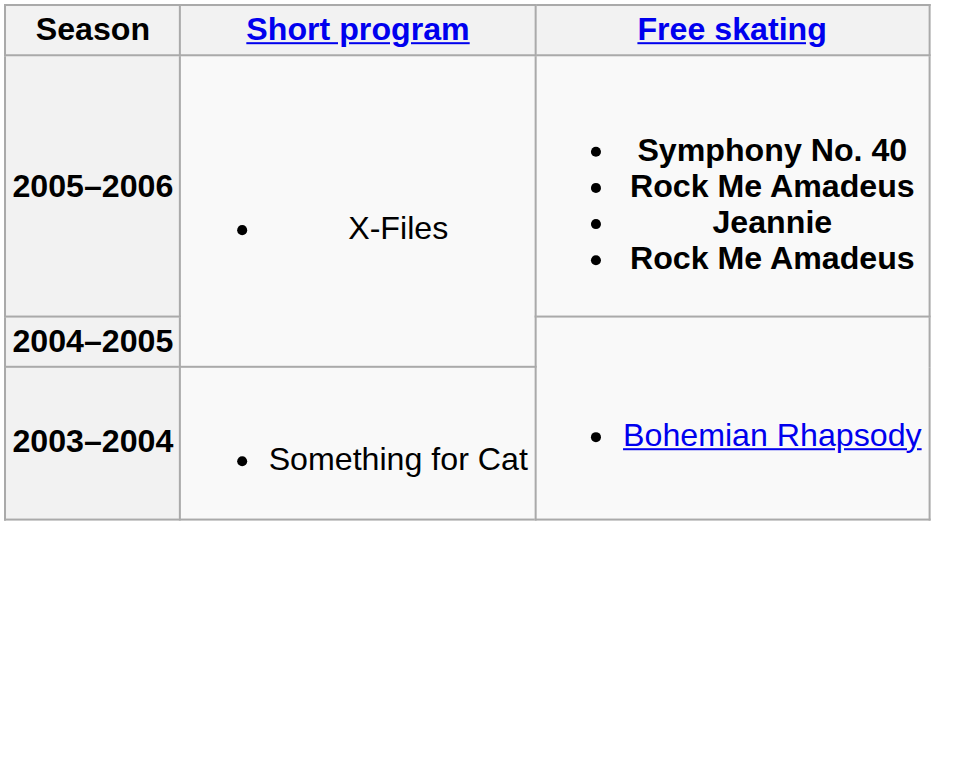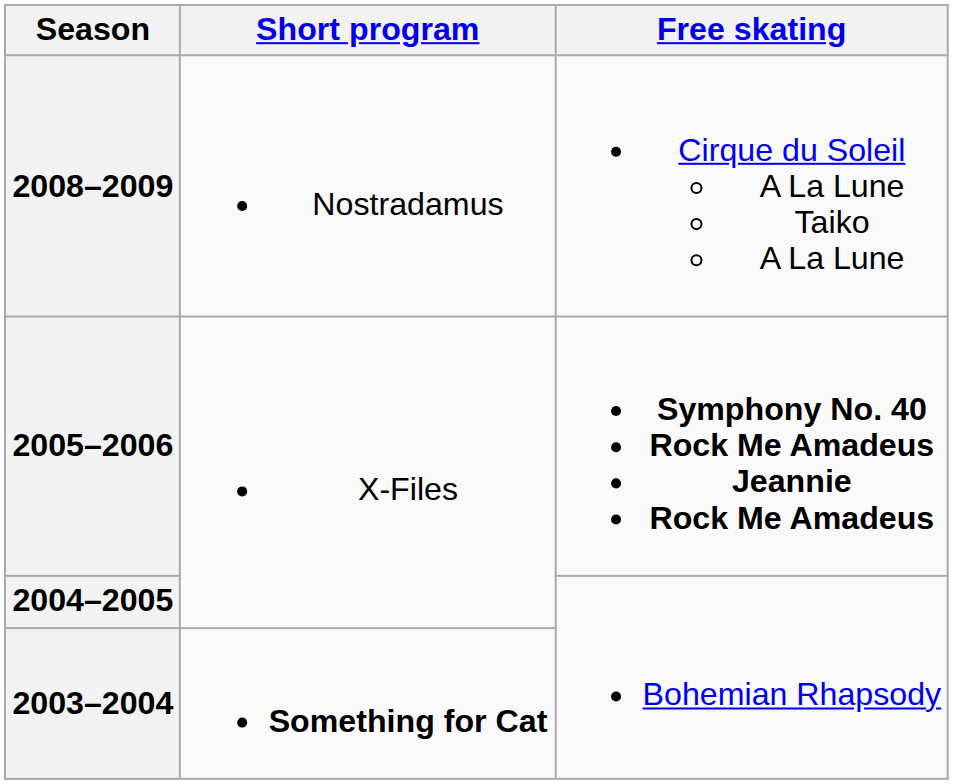+ row: (93, 185)
(358, 461) normal -> (368, 721) bold
